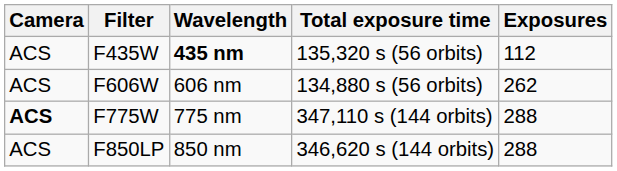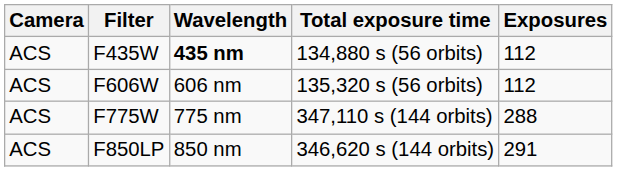(390, 52) 135,320 s (56 orbits) -> (390, 52) 134,880 s (56 orbits)
(390, 85) 134,880 s (56 orbits) -> (390, 85) 135,320 s (56 orbits)
(520, 85) 262 -> (520, 85) 112
(31, 117) bold -> (30, 117) normal
(520, 149) 288 -> (520, 149) 291
